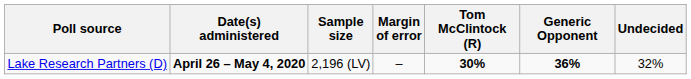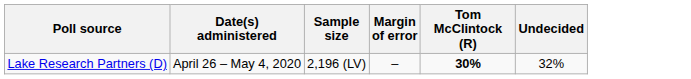- column: (567, 29)
(239, 64) bold -> (237, 64) normal
